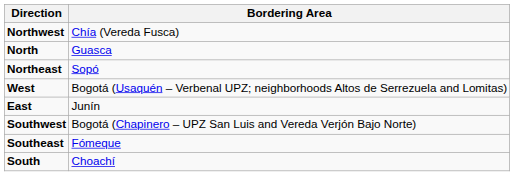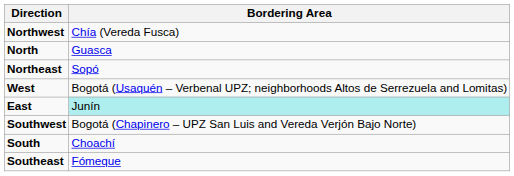(86, 106) no background -> (86, 106) paleturquoise background
rows swapped: (24, 161) <-> (35, 143)
